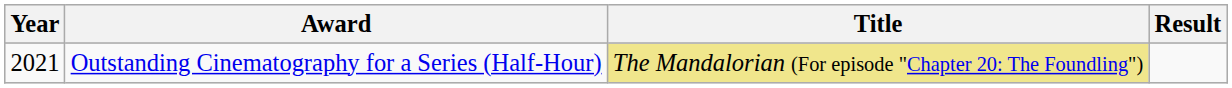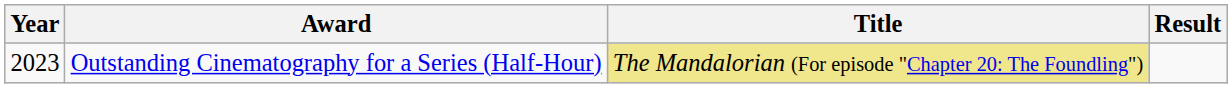(35, 62) 2021 -> (35, 62) 2023
